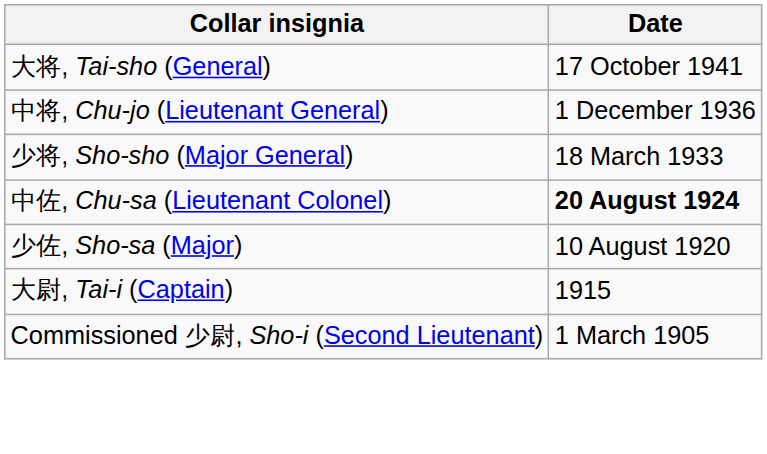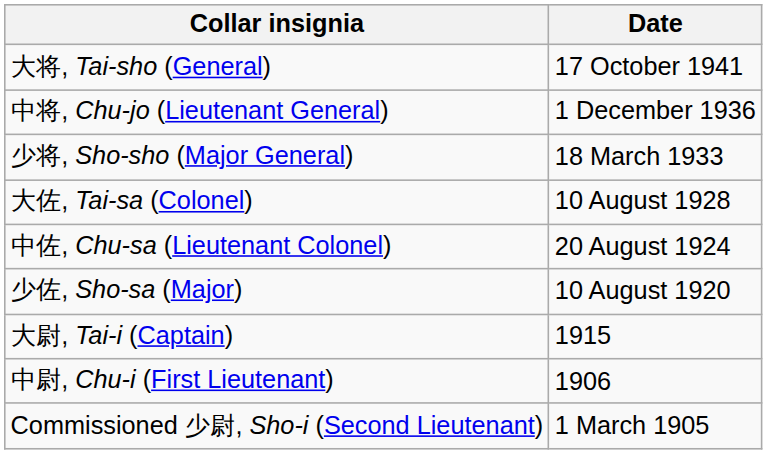+ row: (132, 200)
(647, 201) bold -> (643, 246) normal
+ row: (172, 380)
